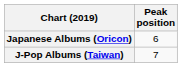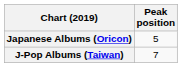(156, 39) 6 -> (156, 39) 5
